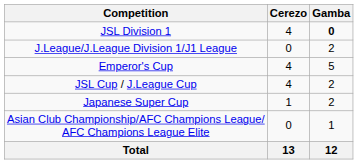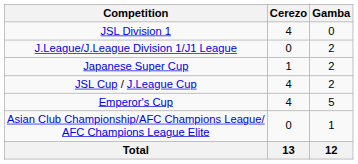(331, 31) bold -> (331, 31) normal
rows swapped: (136, 66) <-> (136, 102)
